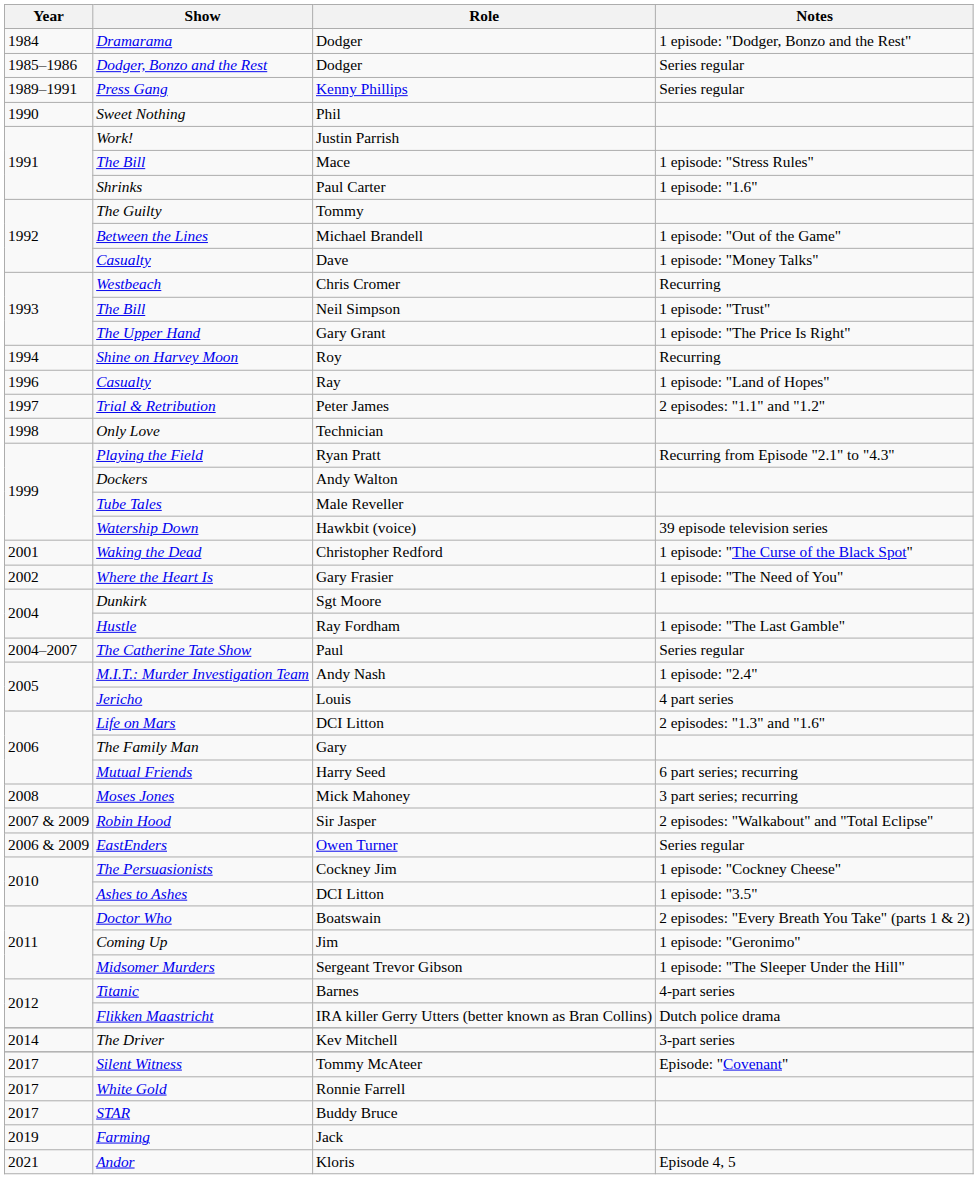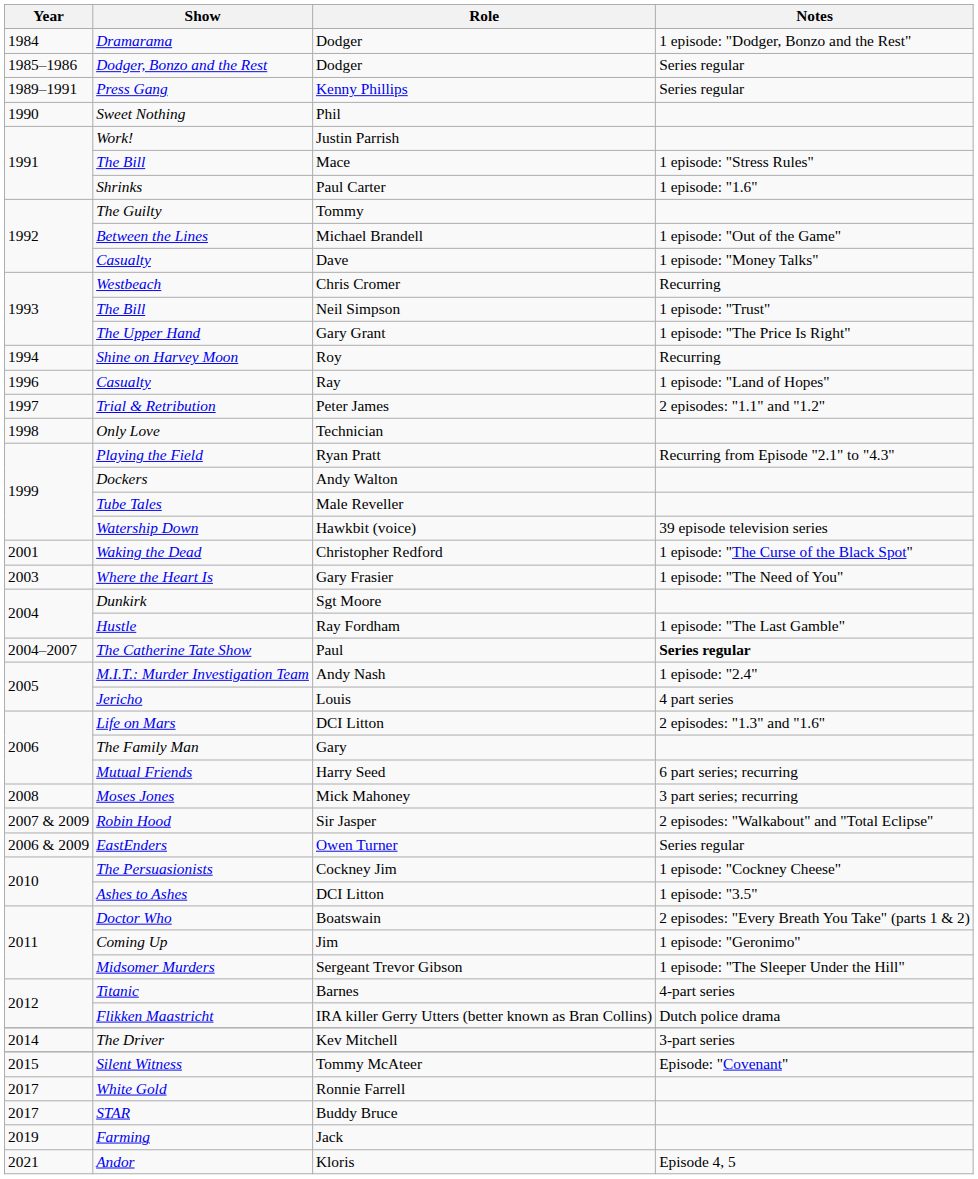(23, 576) 2002 -> (23, 576) 2003
(702, 650) normal -> (705, 650) bold
(23, 1064) 2017 -> (23, 1064) 2015
